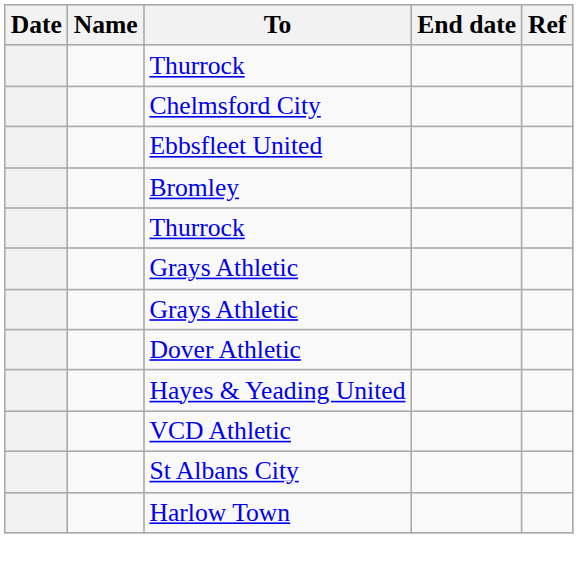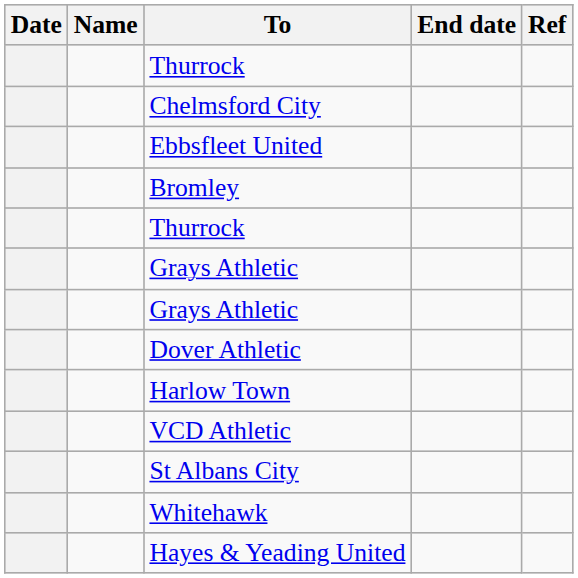rows swapped: (36, 391) <-> (36, 512)
+ row: (36, 512)
